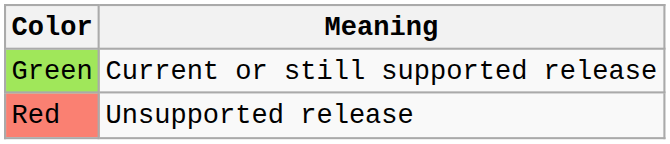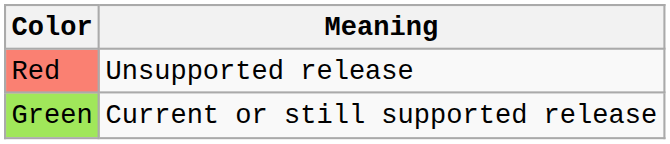rows swapped: (36, 115) <-> (52, 71)
